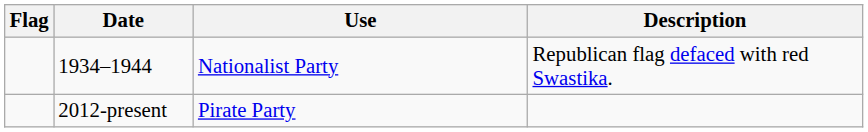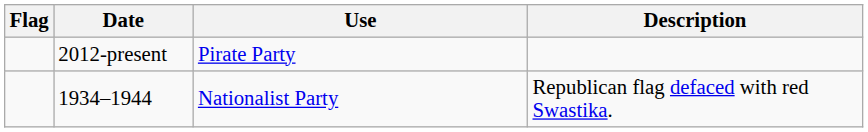rows swapped: (105, 65) <-> (113, 110)
